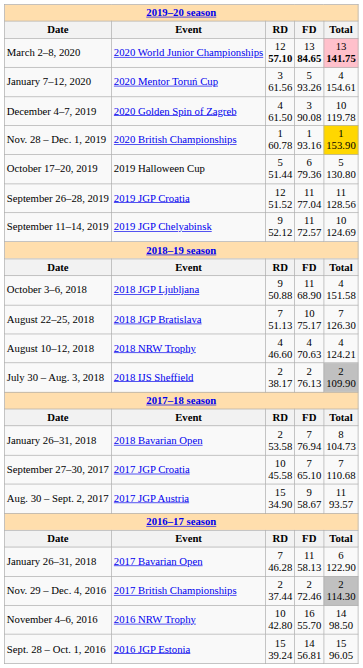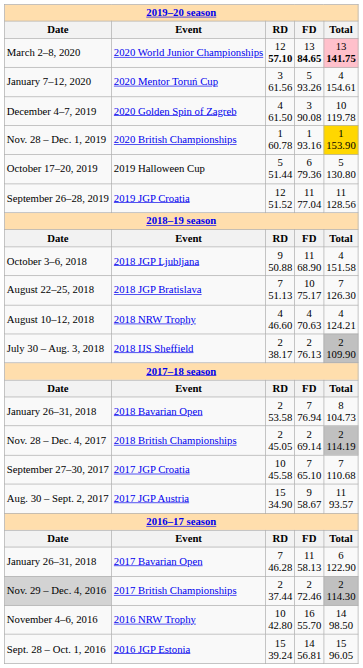- row: (163, 227)
+ row: (175, 440)
(56, 590) no background -> (56, 590) lightgrey background
